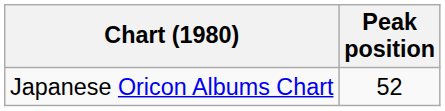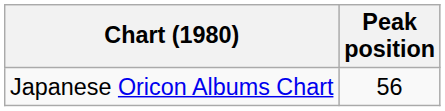(390, 86) 52 -> (390, 86) 56
